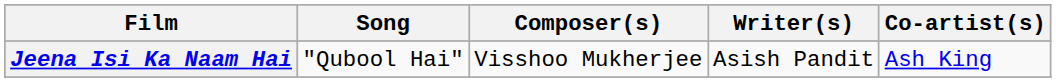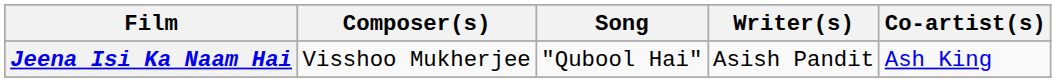columns swapped: (383, 23) <-> (588, 23)
